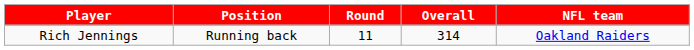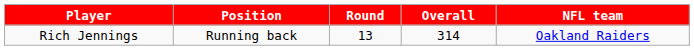(365, 35) 11 -> (365, 35) 13
